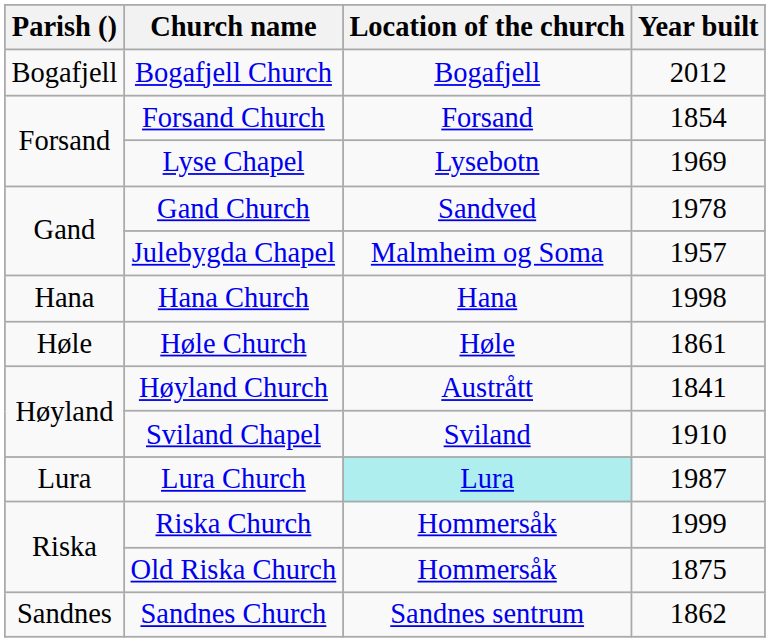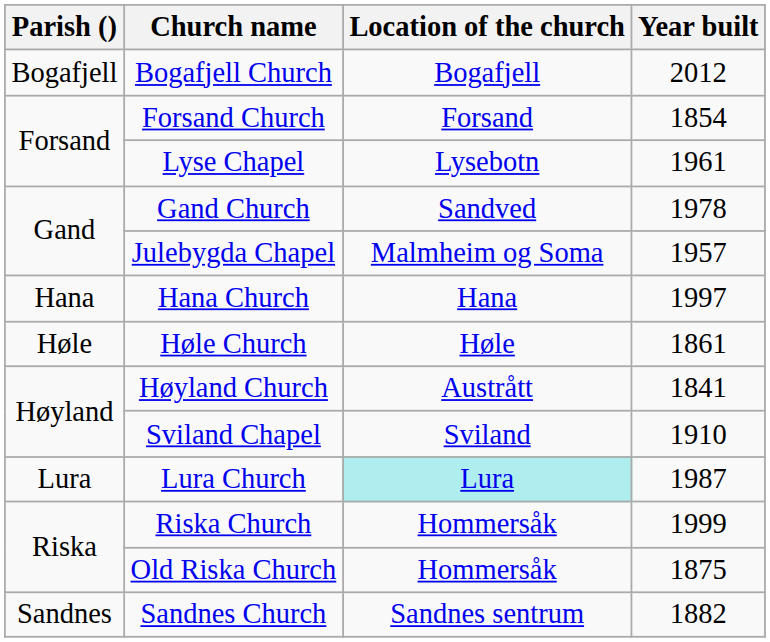(698, 162) 1969 -> (698, 162) 1961
(698, 298) 1998 -> (698, 298) 1997
(698, 614) 1862 -> (698, 614) 1882
